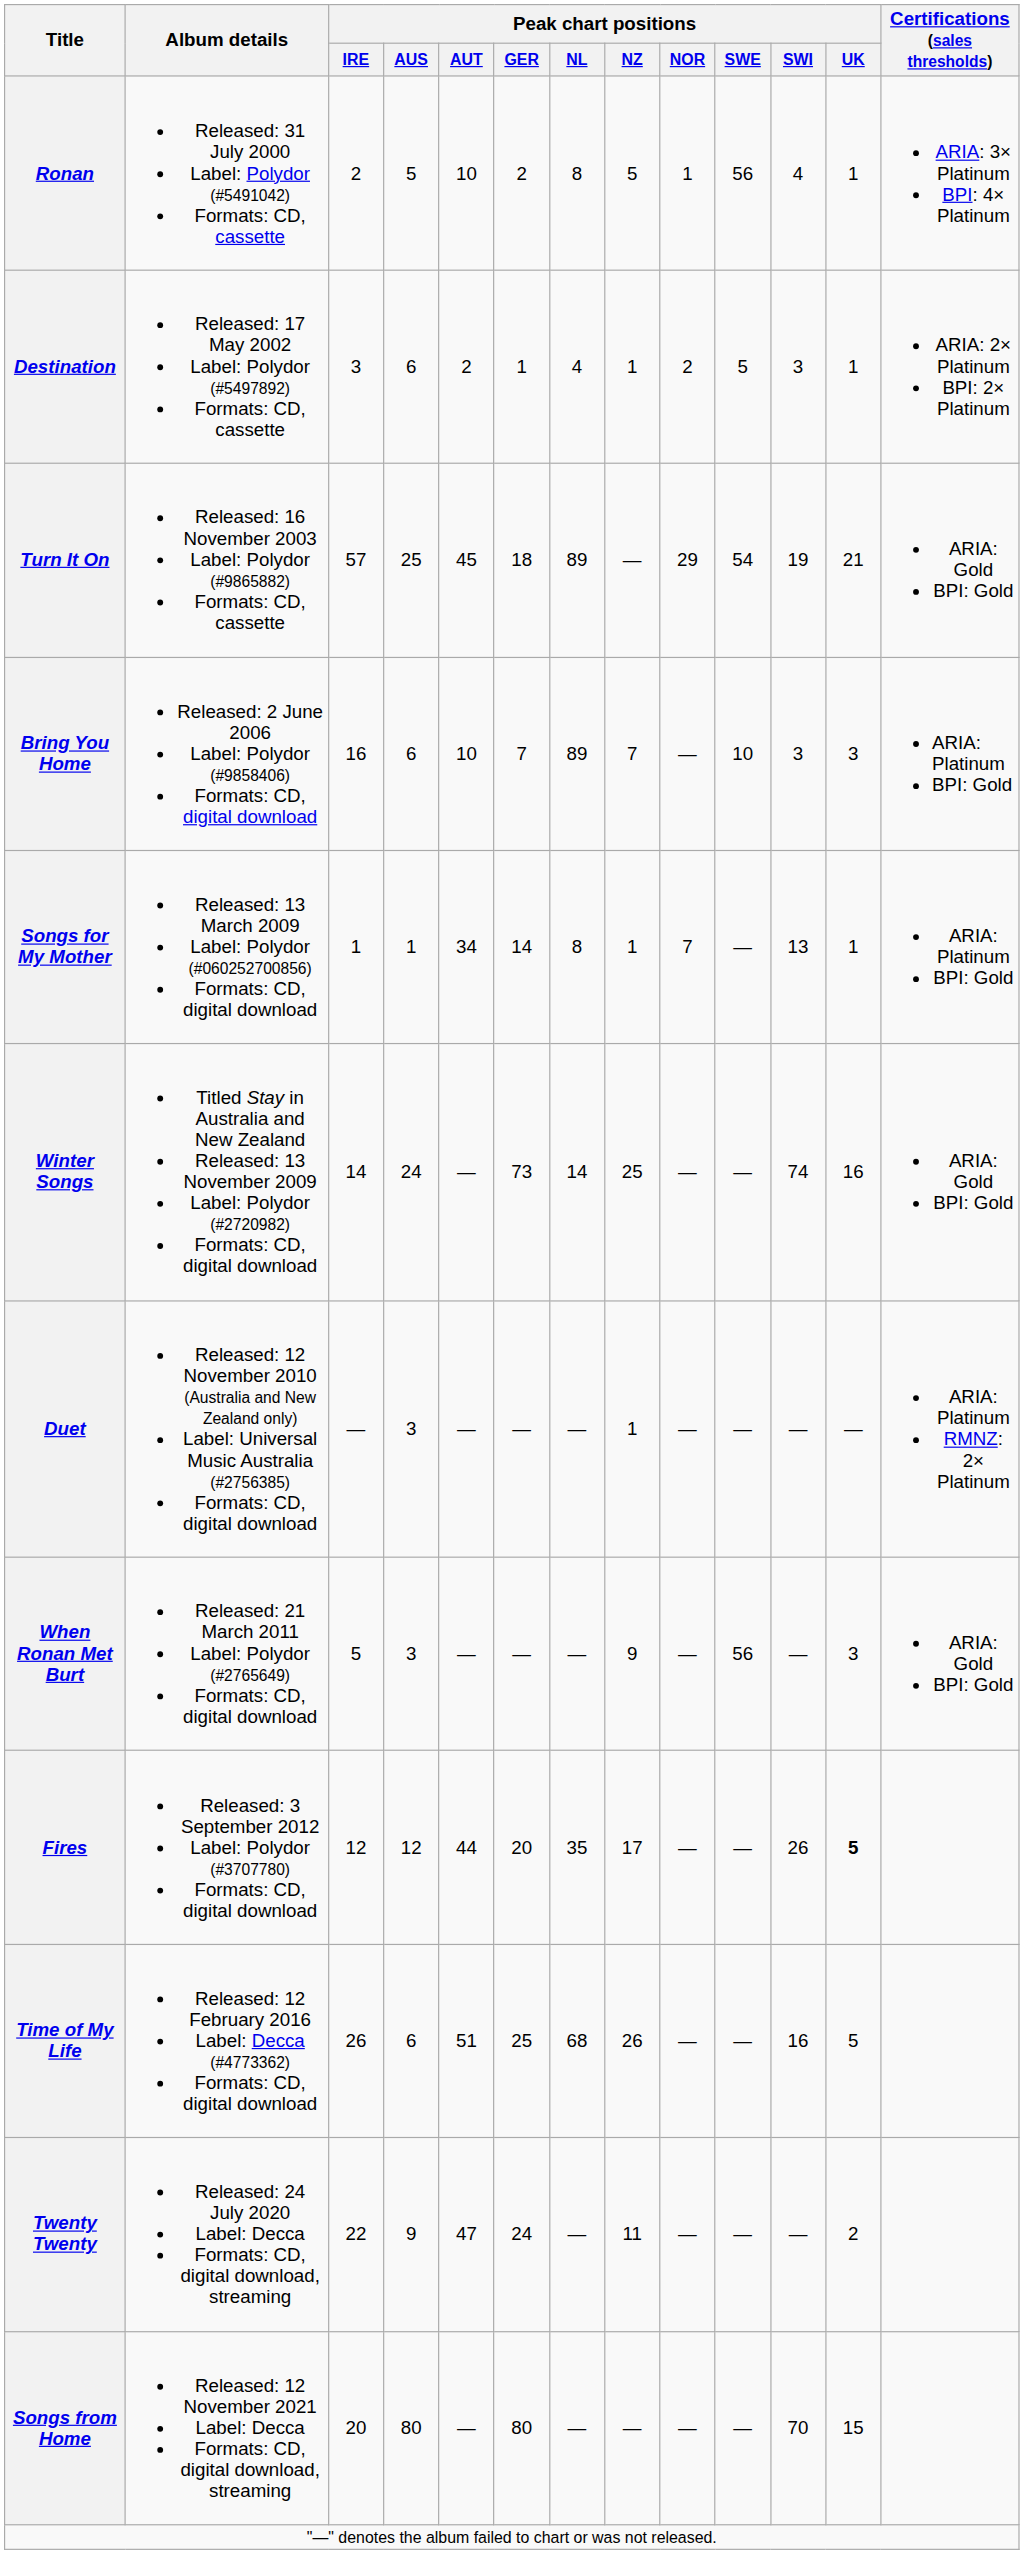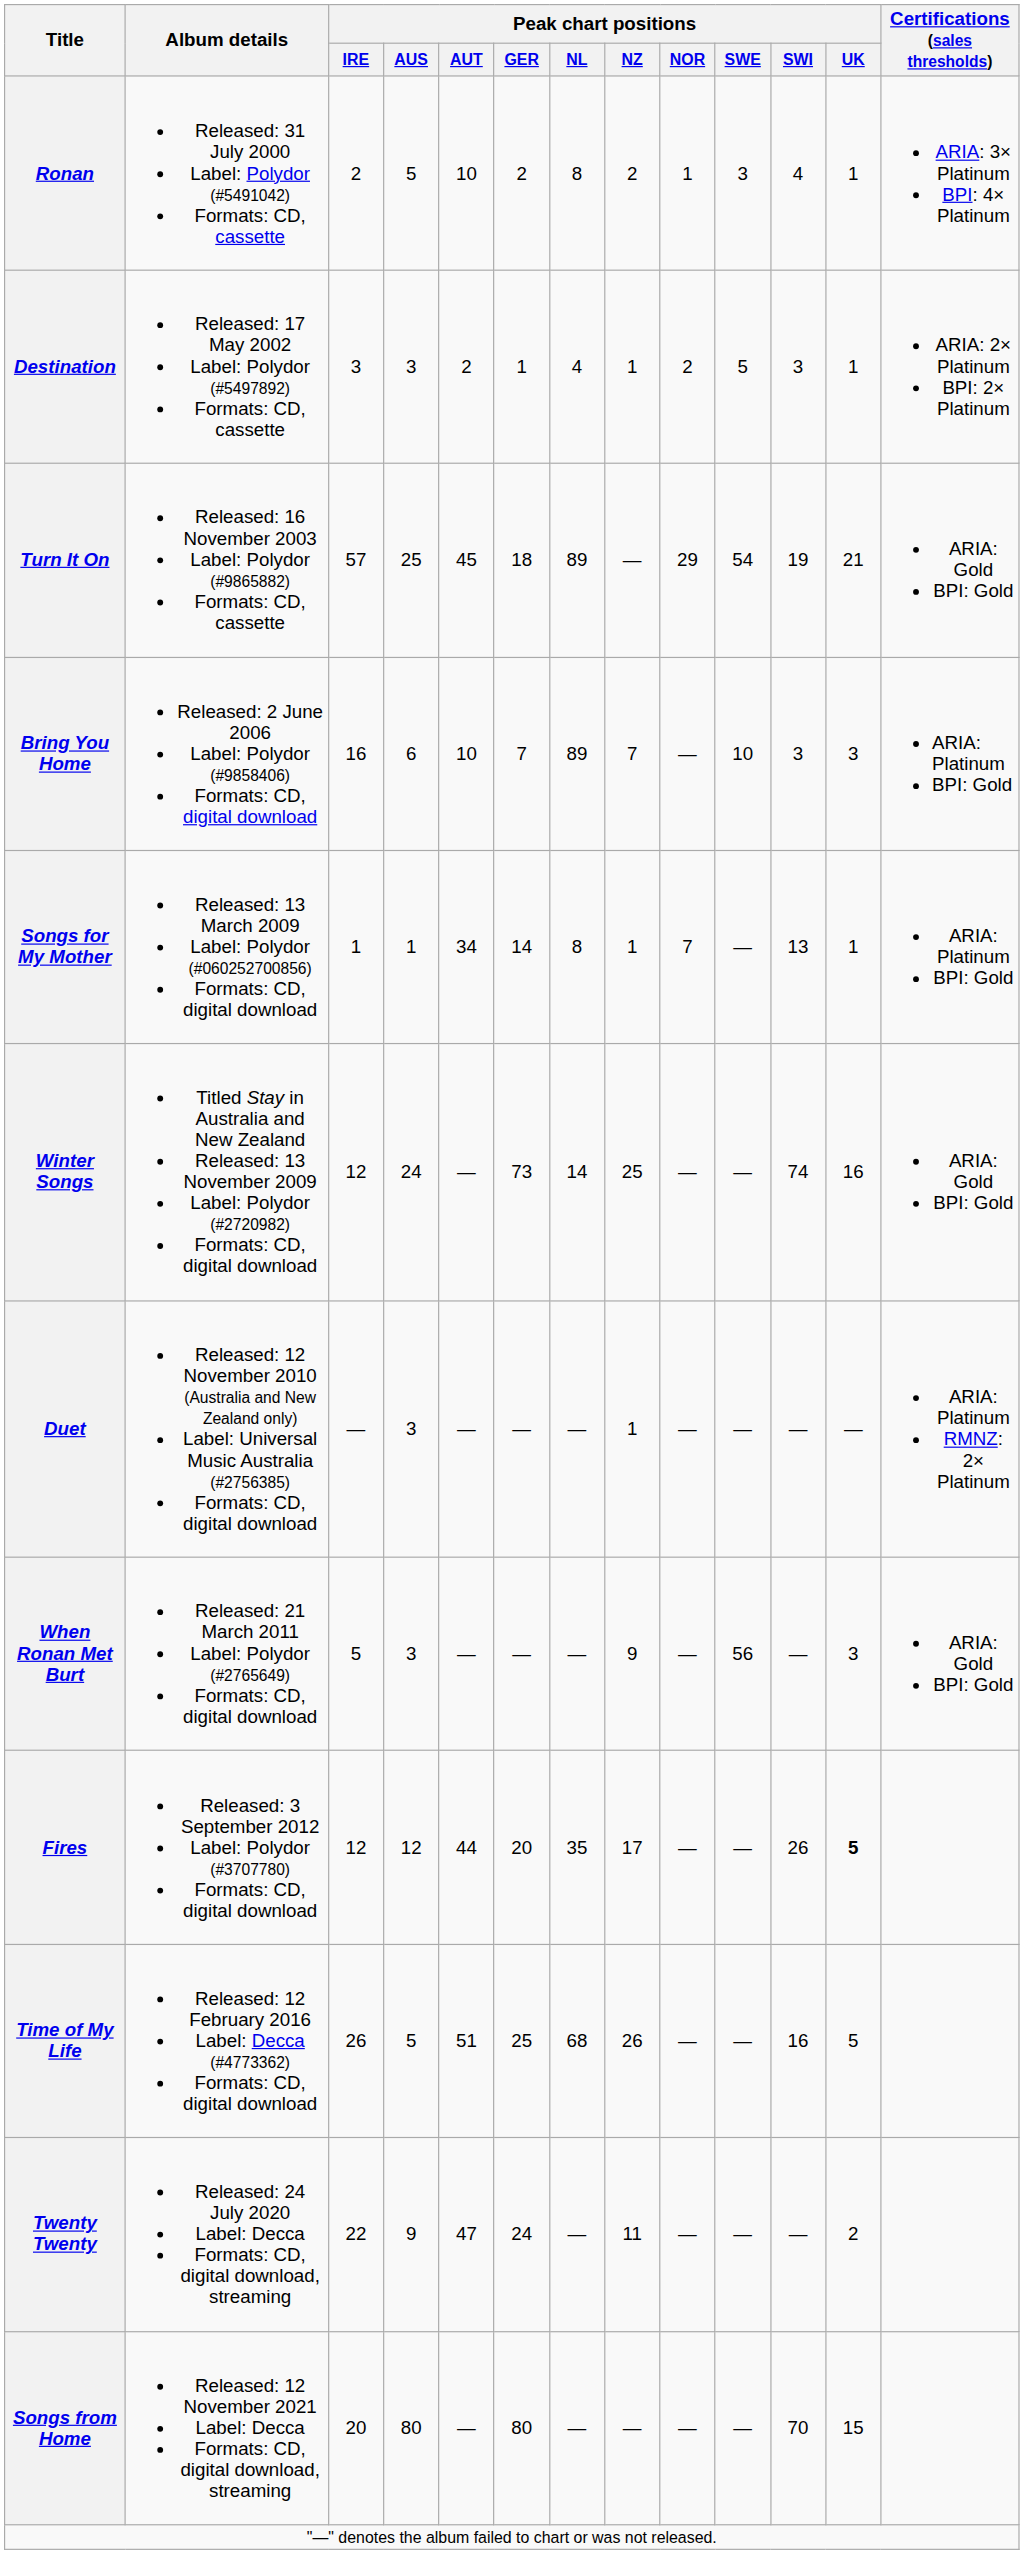(632, 173) 5 -> (632, 173) 2
(743, 173) 56 -> (743, 173) 3
(411, 366) 6 -> (411, 366) 3
(356, 1172) 14 -> (356, 1172) 12
(411, 2040) 6 -> (411, 2040) 5
